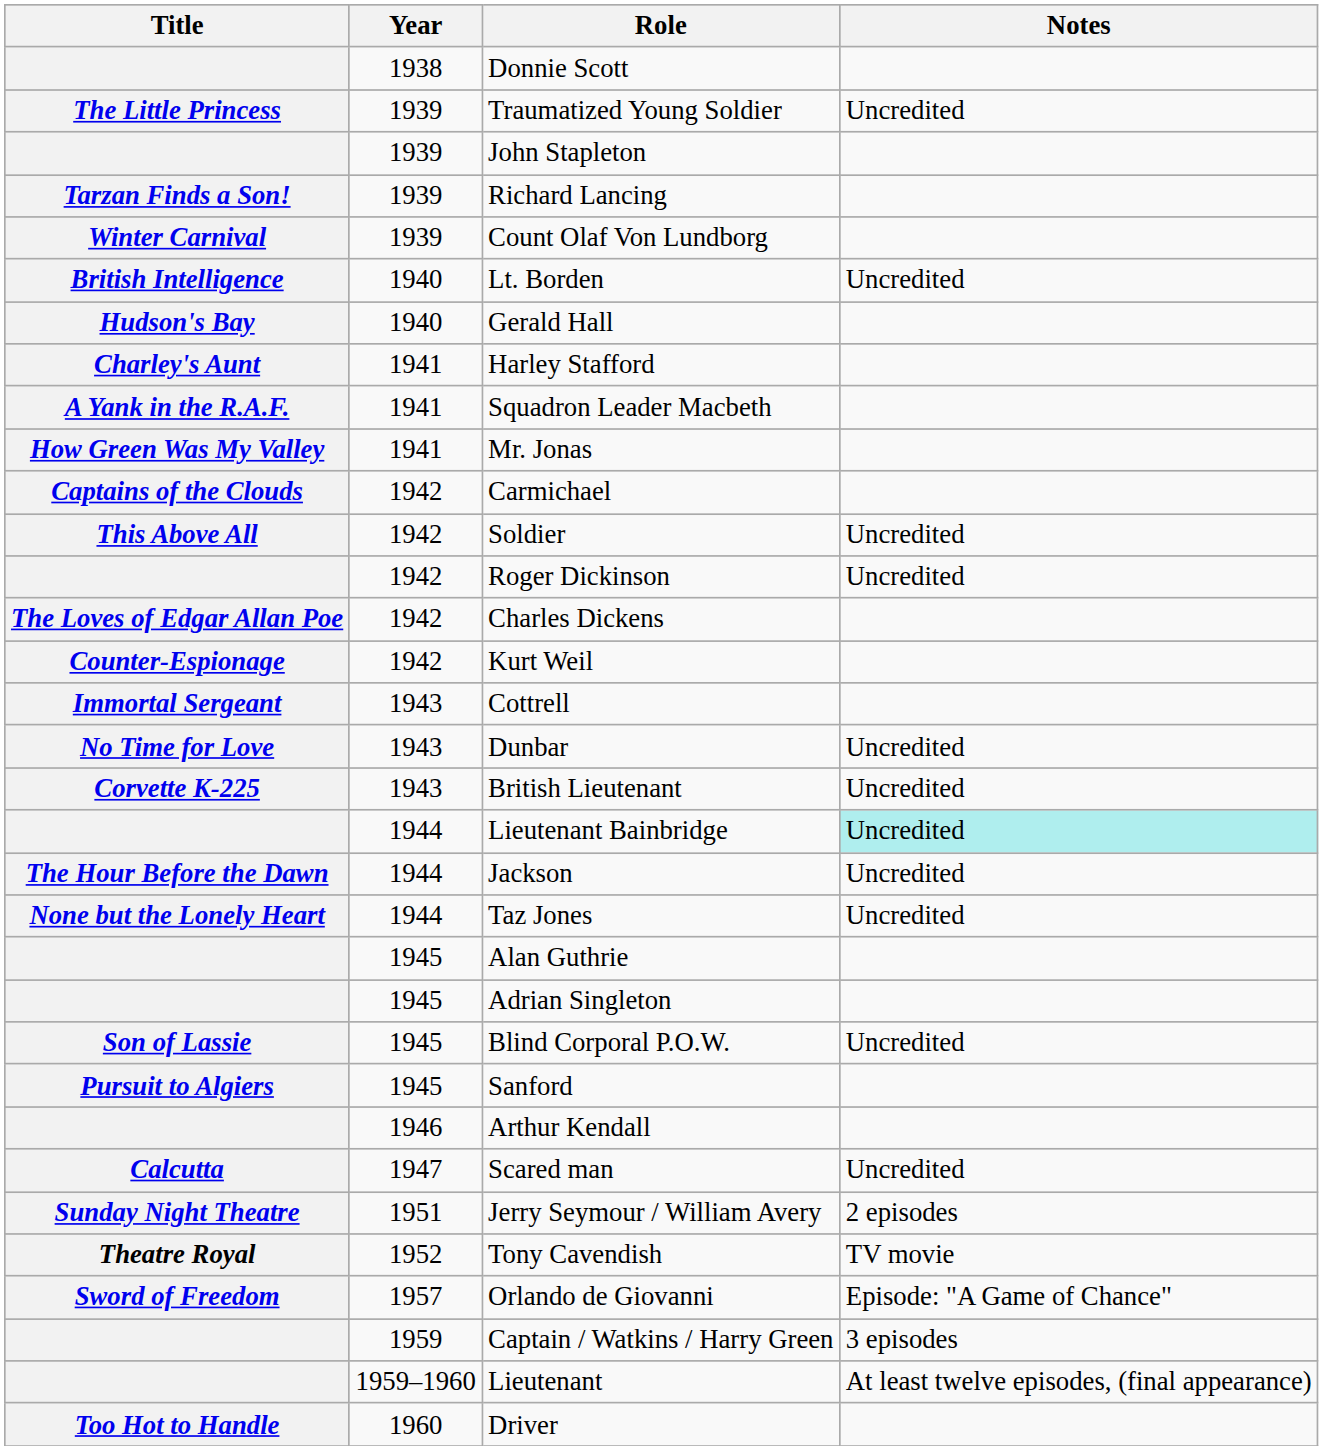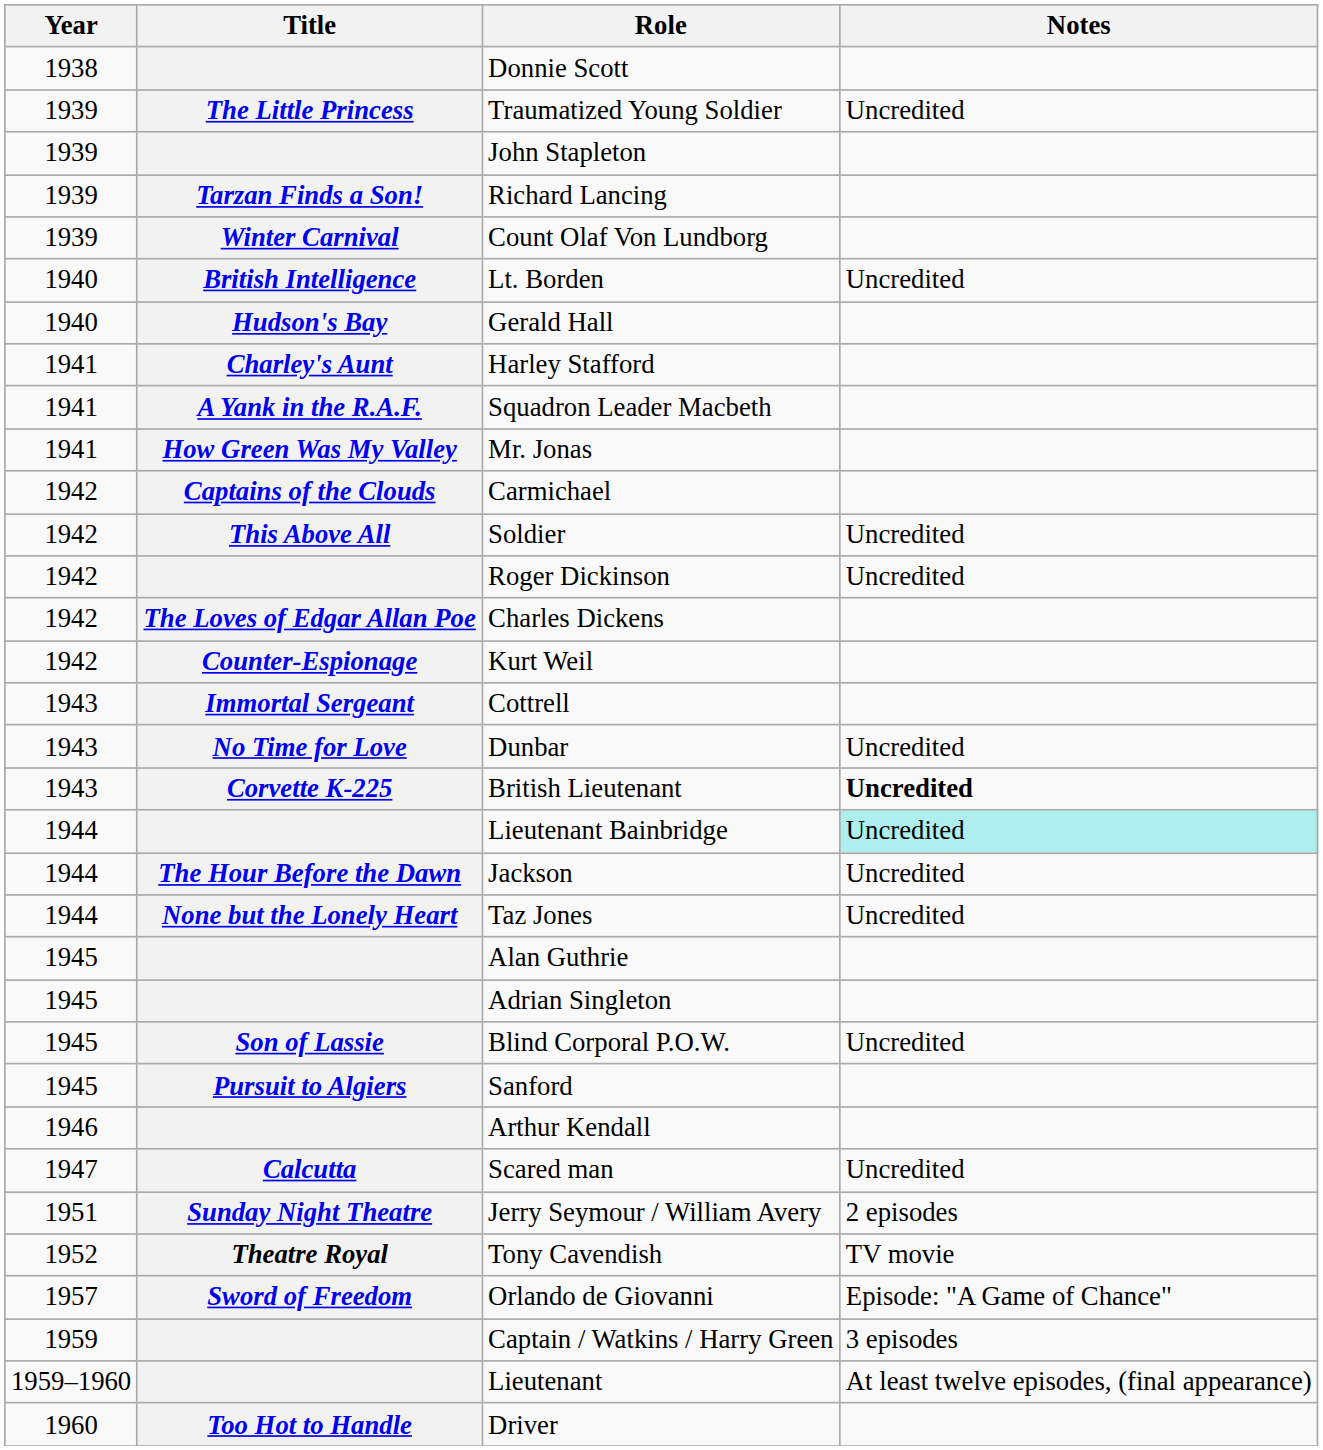columns swapped: (177, 25) <-> (416, 25)
(905, 788) normal -> (909, 788) bold
